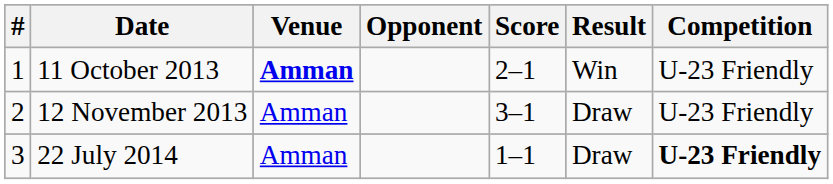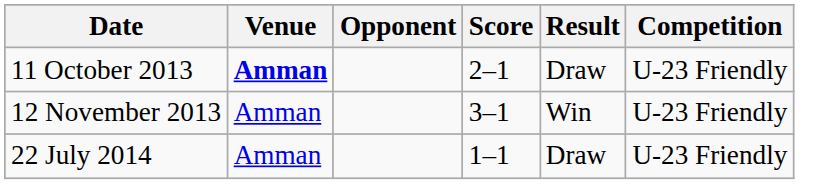- column: (18, 26)
(595, 69) Win -> (576, 69) Draw
(602, 112) Draw -> (569, 112) Win
(740, 155) bold -> (710, 155) normal
